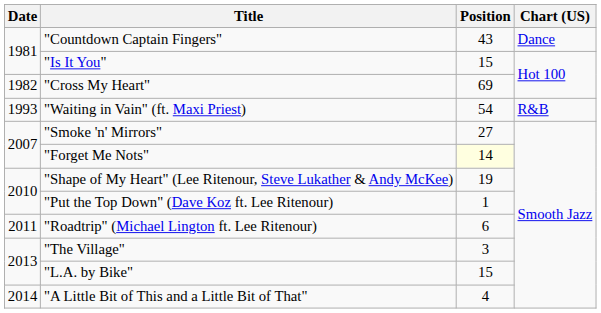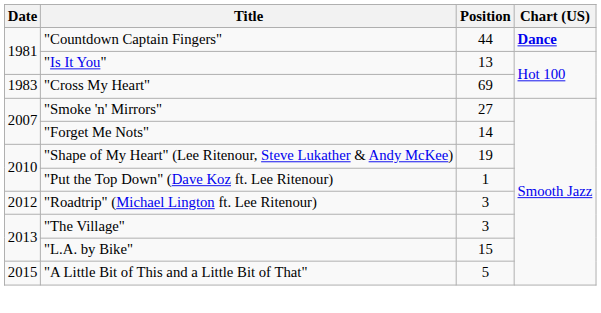(485, 39) 43 -> (485, 39) 44
(536, 39) normal -> (537, 39) bold
(485, 62) 15 -> (485, 62) 13
(23, 86) 1982 -> (23, 86) 1983
- row: (145, 109)
(485, 156) lightyellow background -> (485, 132) no background
(23, 226) 2011 -> (23, 202) 2012
(485, 226) 6 -> (485, 202) 3
(23, 296) 2014 -> (23, 272) 2015
(485, 296) 4 -> (485, 272) 5
